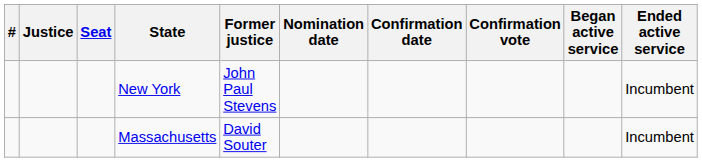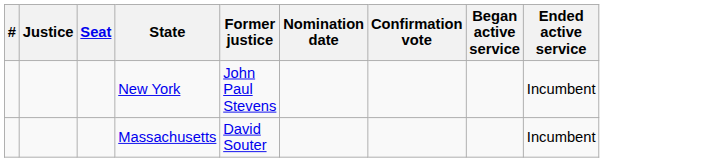- column: (417, 32)
